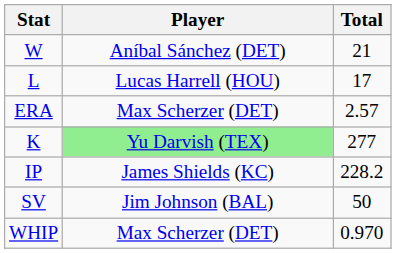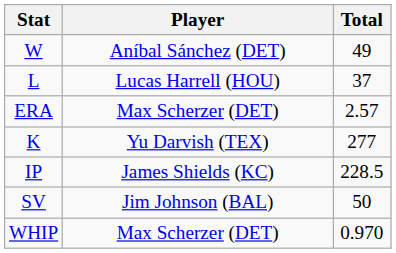(362, 50) 21 -> (362, 50) 49
(362, 80) 17 -> (362, 80) 37
(198, 141) lightgreen background -> (198, 141) no background
(362, 171) 228.2 -> (362, 171) 228.5
